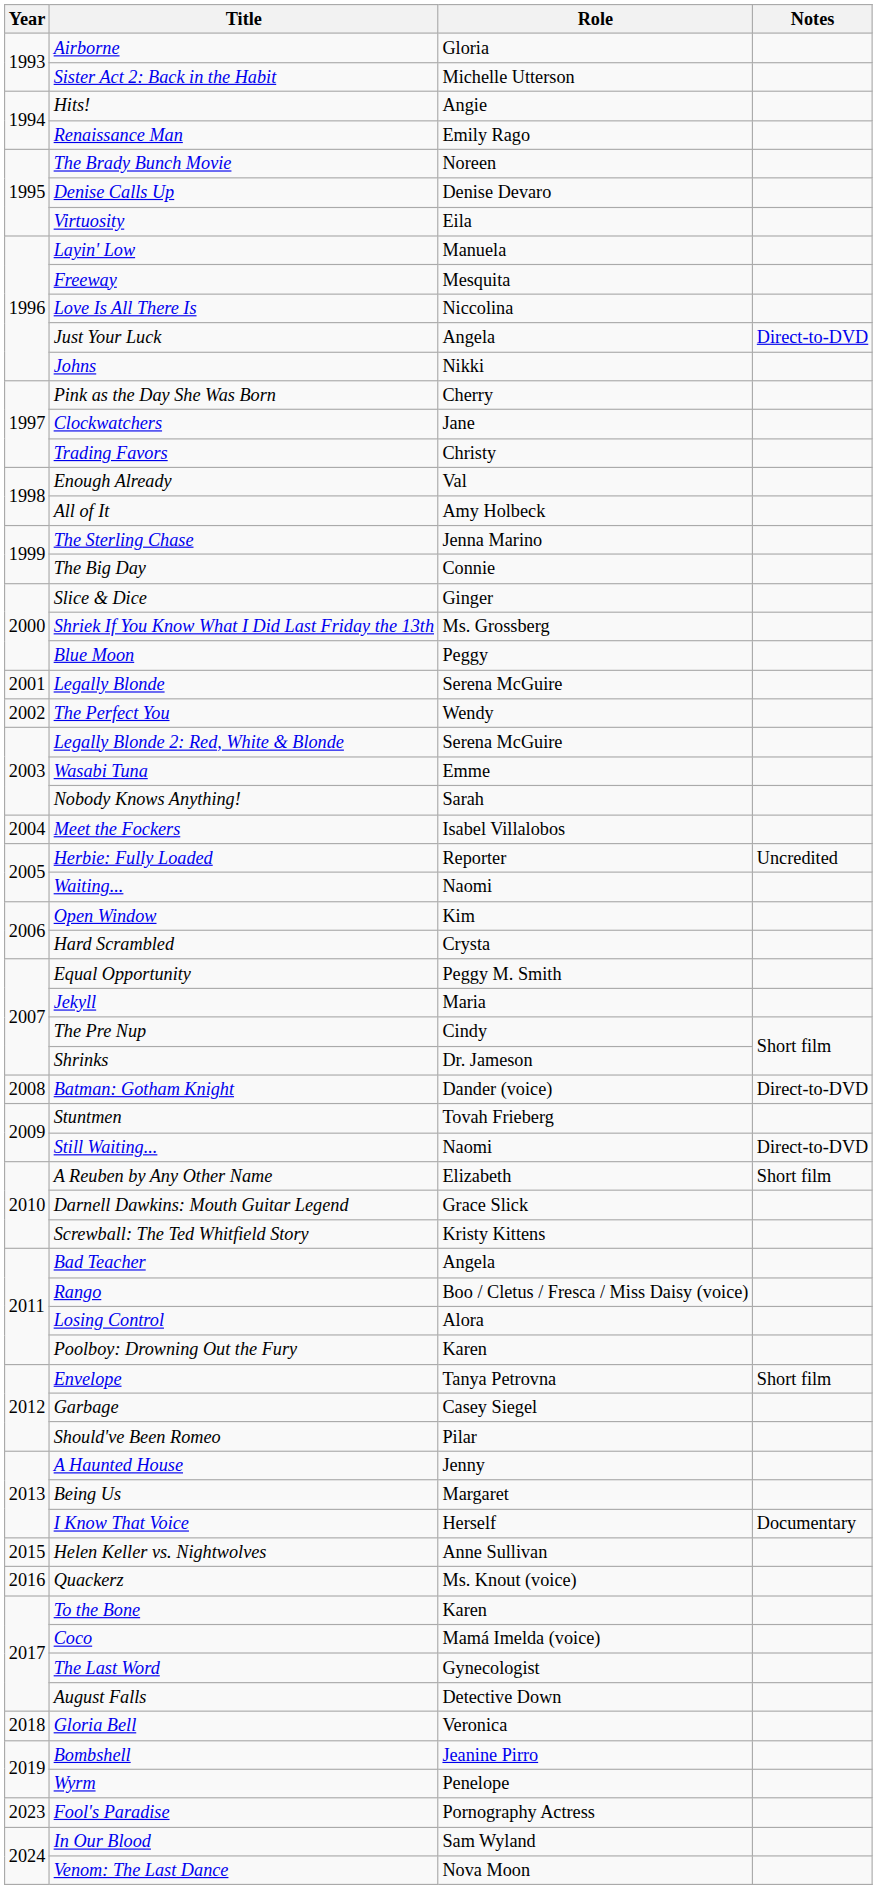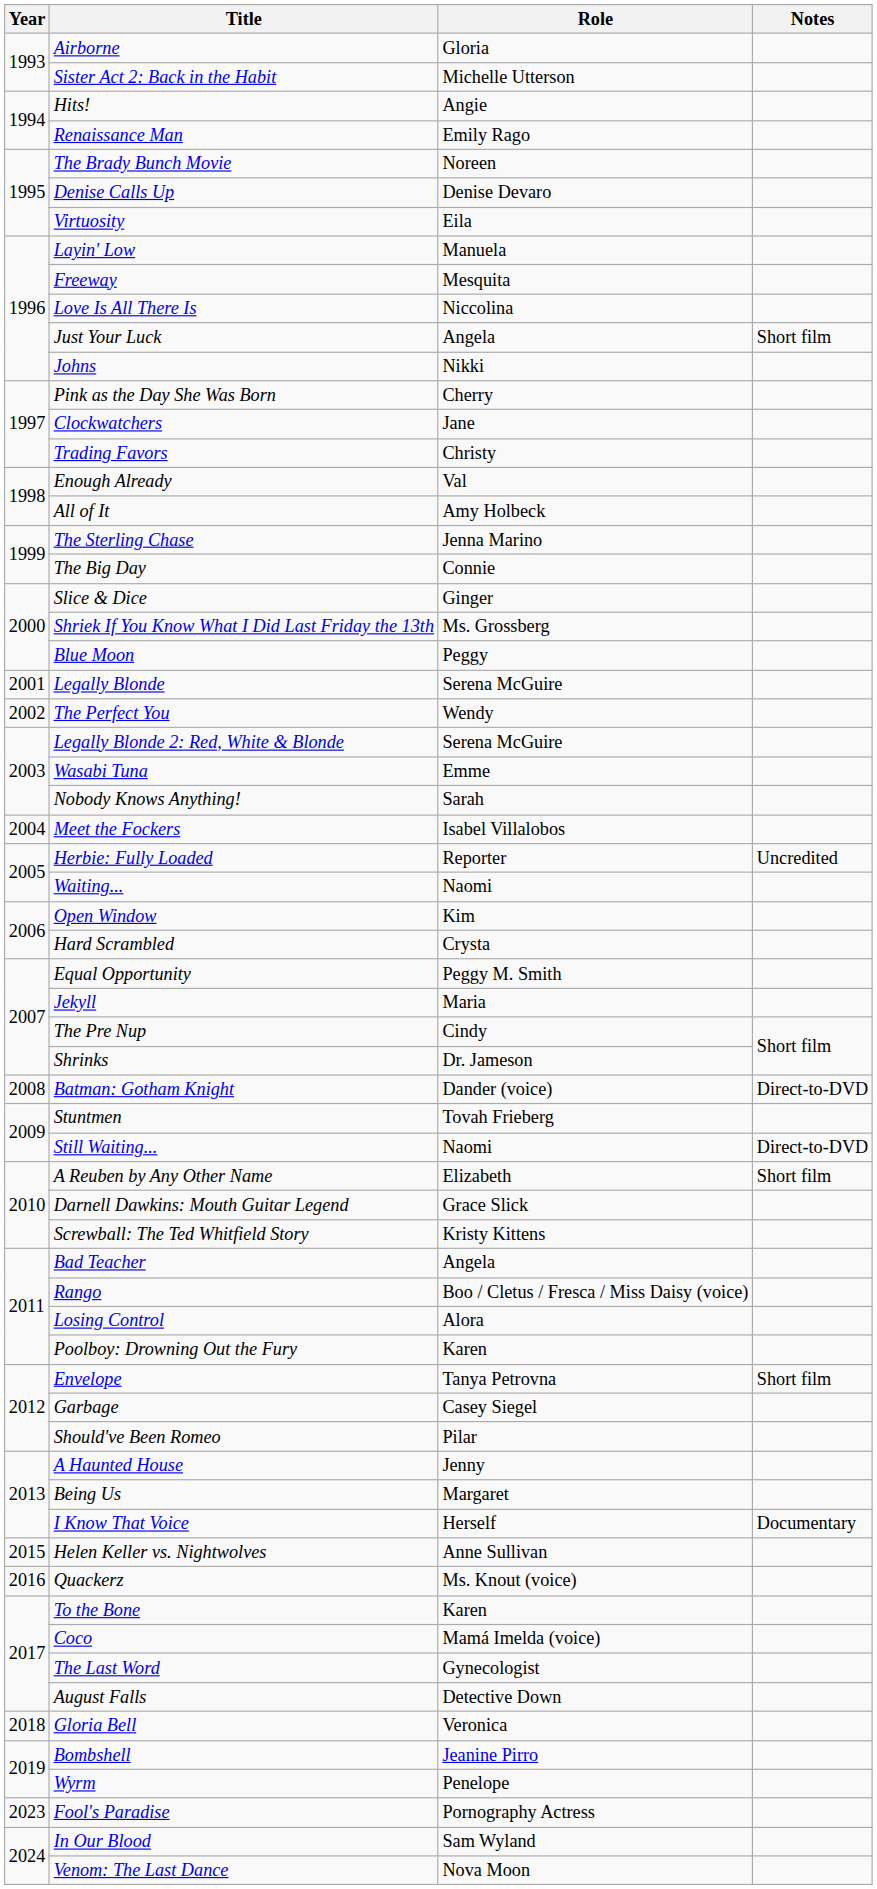(813, 337) Direct-to-DVD -> (794, 337) Short film
